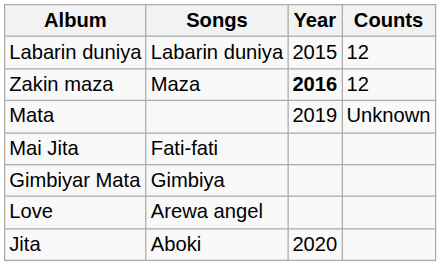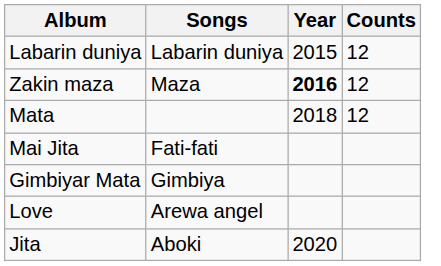(315, 116) 2019 -> (315, 116) 2018
(389, 116) Unknown -> (358, 116) 12
